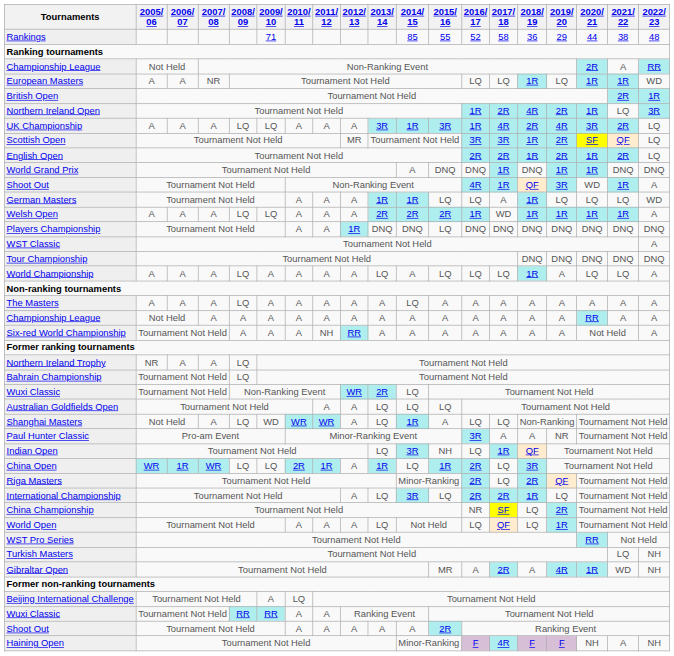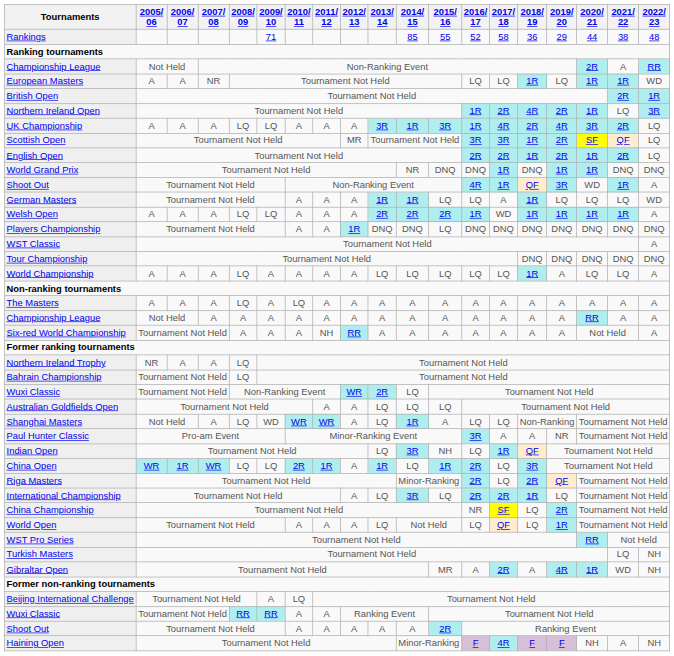(412, 170) A -> (412, 170) NR
(412, 273) A -> (412, 273) LQ
(299, 303) A -> (299, 303) LQ
(412, 303) LQ -> (412, 303) A
